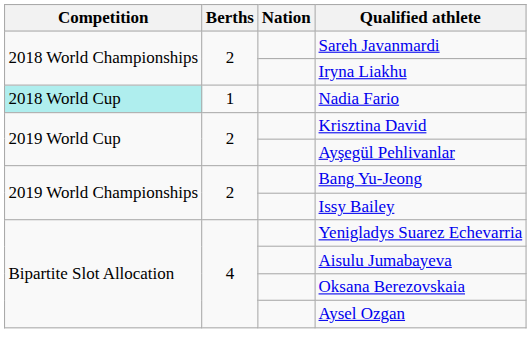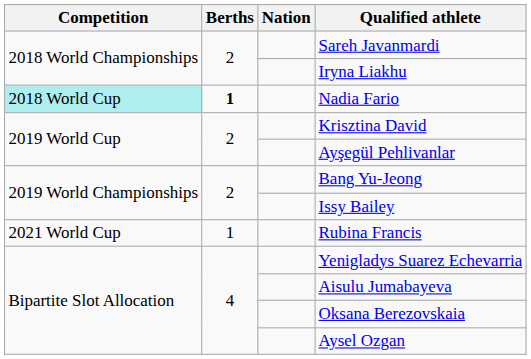(230, 98) normal -> (230, 98) bold
+ row: (370, 233)
